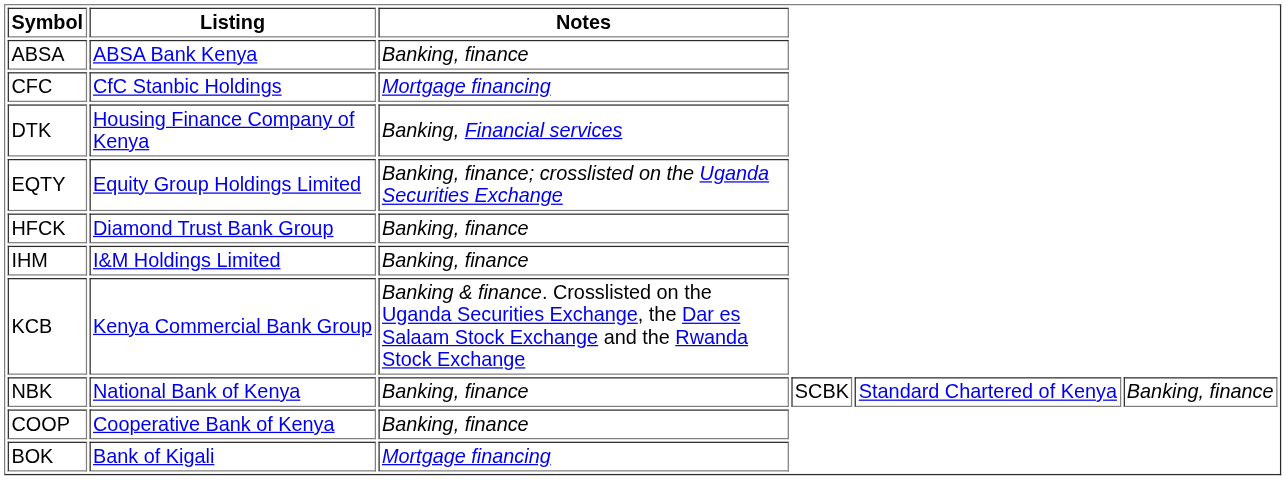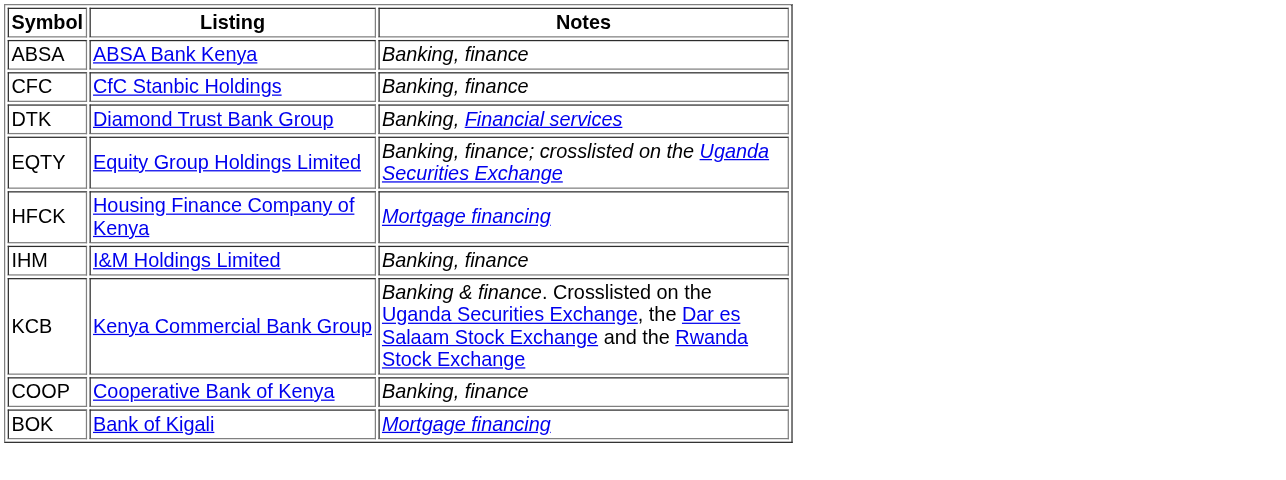(466, 86) Mortgage financing -> (455, 86) Banking, finance
(224, 130) Housing Finance Company of Kenya -> (213, 119) Diamond Trust Bank Group
(213, 228) Diamond Trust Bank Group -> (224, 217) Housing Finance Company of Kenya
(455, 228) Banking, finance -> (466, 217) Mortgage financing
- row: (32, 392)
